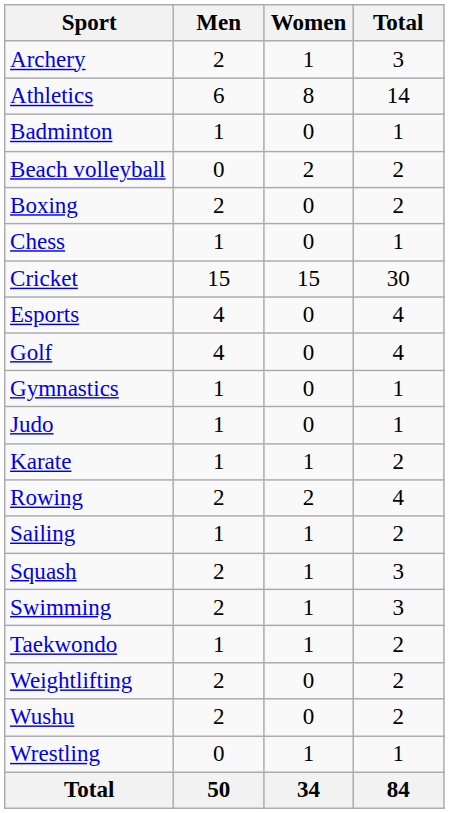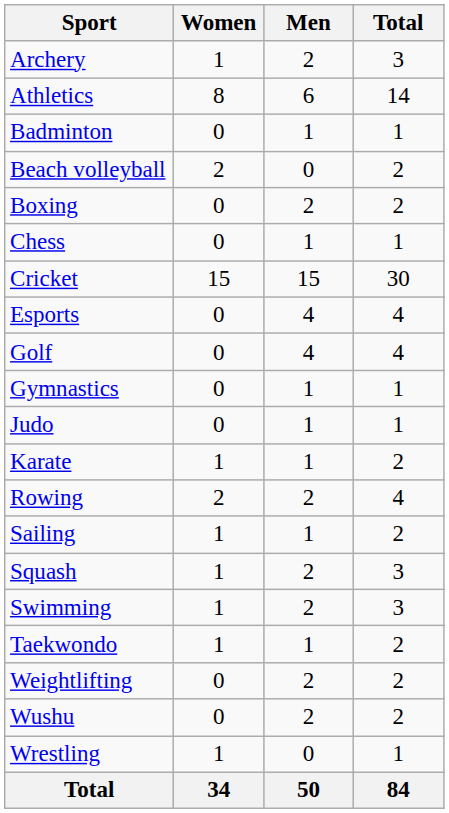columns swapped: (219, 22) <-> (308, 22)
